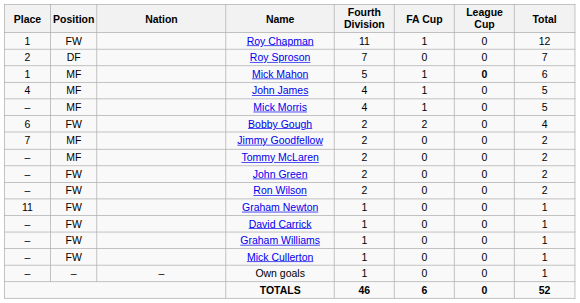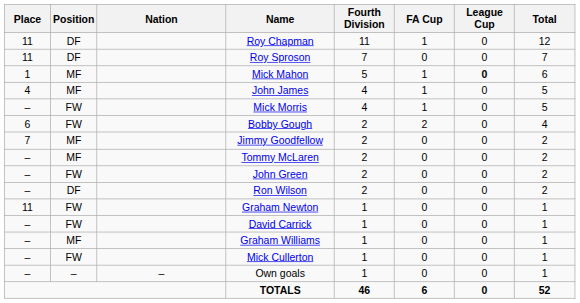(27, 41) 1 -> (27, 41) 11
(74, 41) FW -> (74, 41) DF
(27, 58) 2 -> (27, 58) 11
(74, 108) MF -> (74, 108) FW
(74, 191) FW -> (74, 191) DF
(74, 240) FW -> (74, 240) MF
